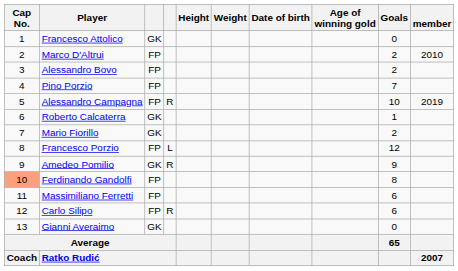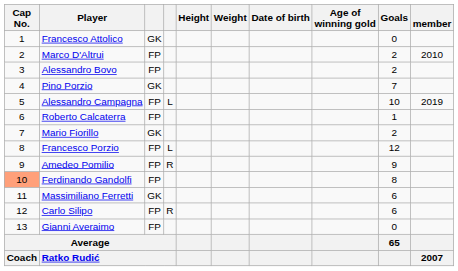(154, 85) FP -> (154, 85) GK
(170, 101) R -> (170, 101) L
(154, 117) GK -> (154, 117) FP
(154, 164) GK -> (154, 164) FP
(154, 195) FP -> (154, 195) GK
(154, 226) GK -> (154, 226) FP
